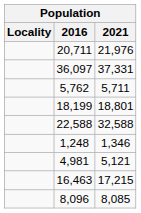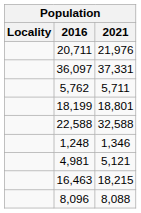(116, 180) 17,215 -> (116, 180) 18,215
(116, 198) 8,085 -> (116, 198) 8,088
